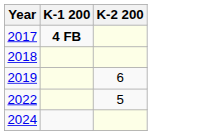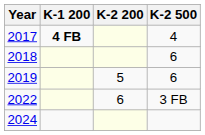+ column: (173, 15)
(120, 78) 6 -> (120, 78) 5
(120, 99) 5 -> (120, 99) 6
